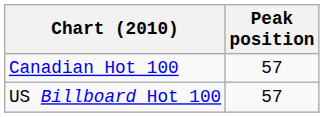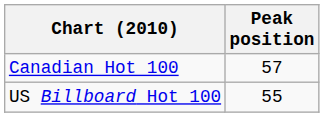(272, 97) 57 -> (272, 97) 55
